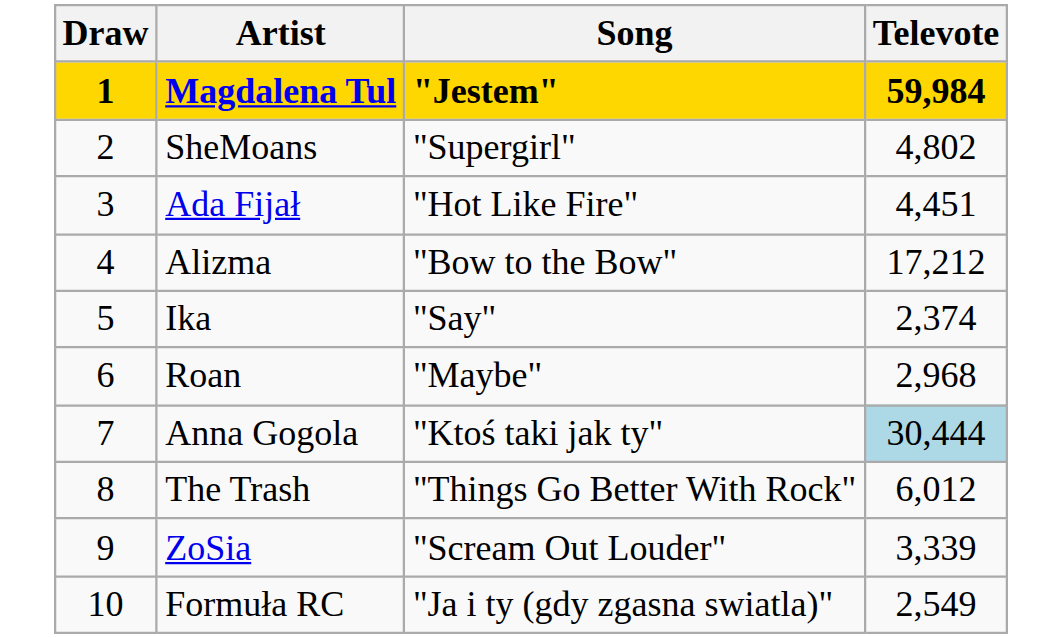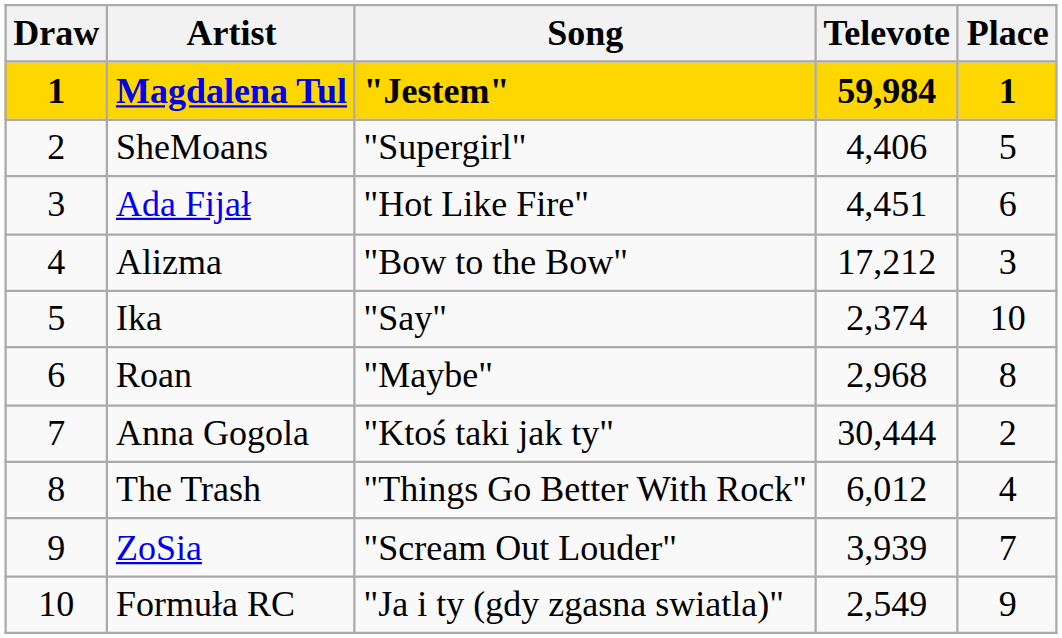+ column: (1008, 33)
(936, 147) 4,802 -> (887, 147) 4,406
(936, 432) lightblue background -> (887, 432) no background
(936, 546) 3,339 -> (887, 546) 3,939
